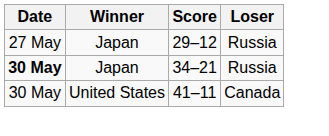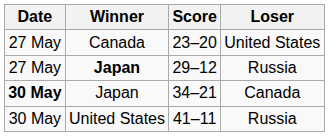+ row: (195, 42)
(117, 42) normal -> (117, 67) bold
(252, 67) Russia -> (272, 93) Canada
(252, 93) Canada -> (272, 118) Russia
